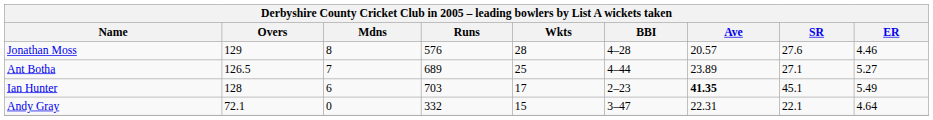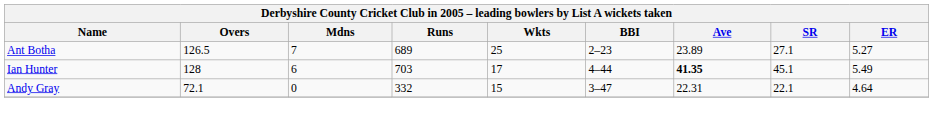- row: (42, 50)
(619, 69) 4–44 -> (600, 50) 2–23
(619, 87) 2–23 -> (600, 69) 4–44
